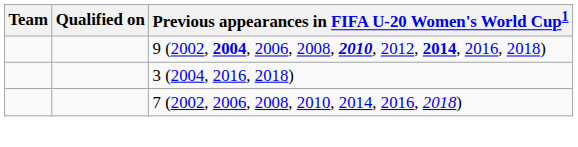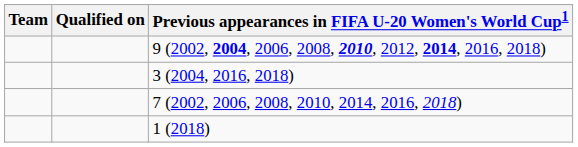+ row: (181, 128)
